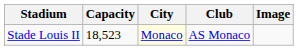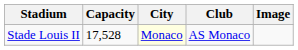(103, 34) 18,523 -> (103, 34) 17,528
